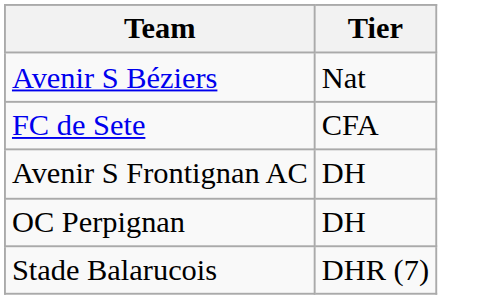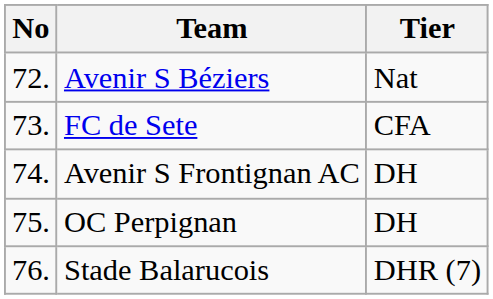+ column: (31, 28)
